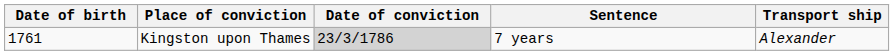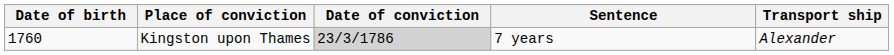(25, 39) 1761 -> (25, 39) 1760
